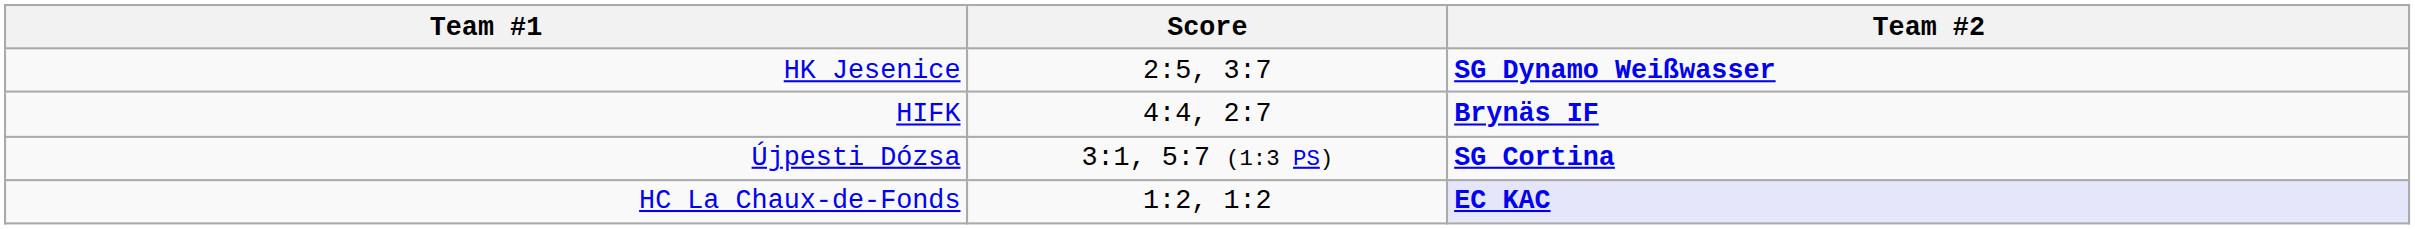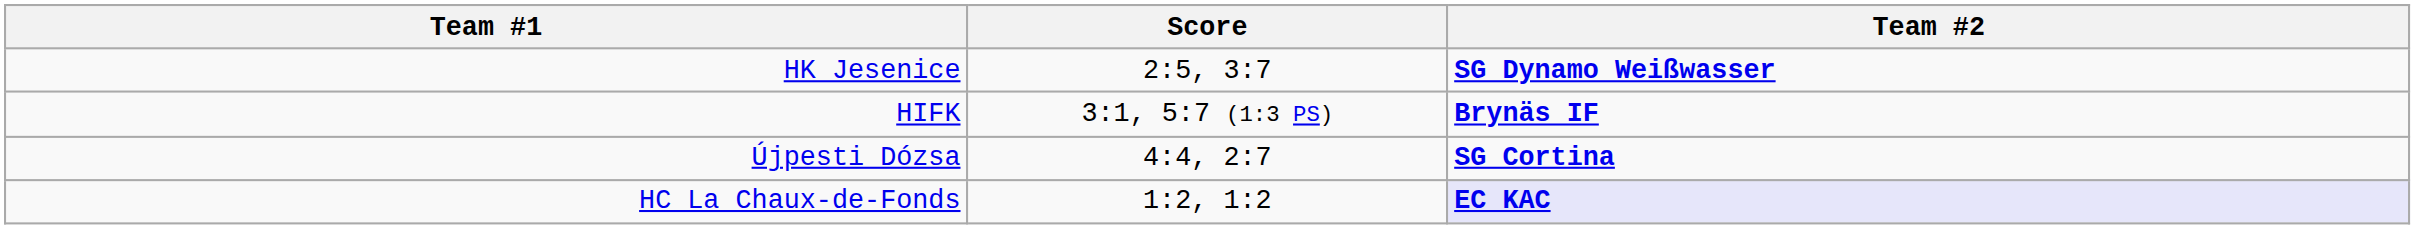(1207, 114) 4:4, 2:7 -> (1207, 114) 3:1, 5:7 (1:3 PS)
(1207, 158) 3:1, 5:7 (1:3 PS) -> (1207, 158) 4:4, 2:7
